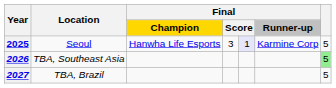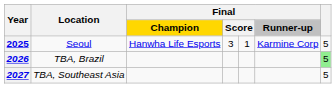(247, 43) lavender background -> (247, 43) no background
(79, 59) TBA, Southeast Asia -> (79, 59) TBA, Brazil
(79, 75) TBA, Brazil -> (79, 75) TBA, Southeast Asia
